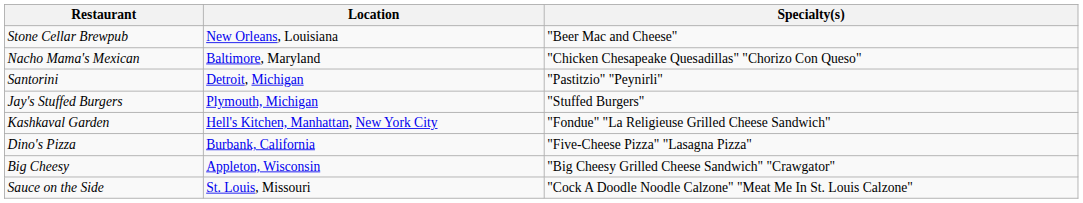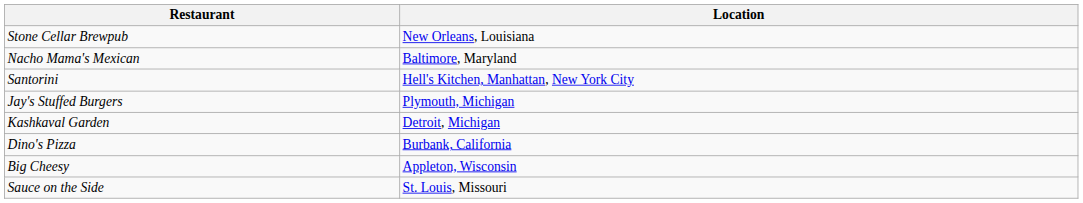- column: (811, 15)
(255, 79) Detroit, Michigan -> (518, 79) Hell's Kitchen, Manhattan, New York City
(322, 123) Hell's Kitchen, Manhattan, New York City -> (451, 123) Detroit, Michigan
